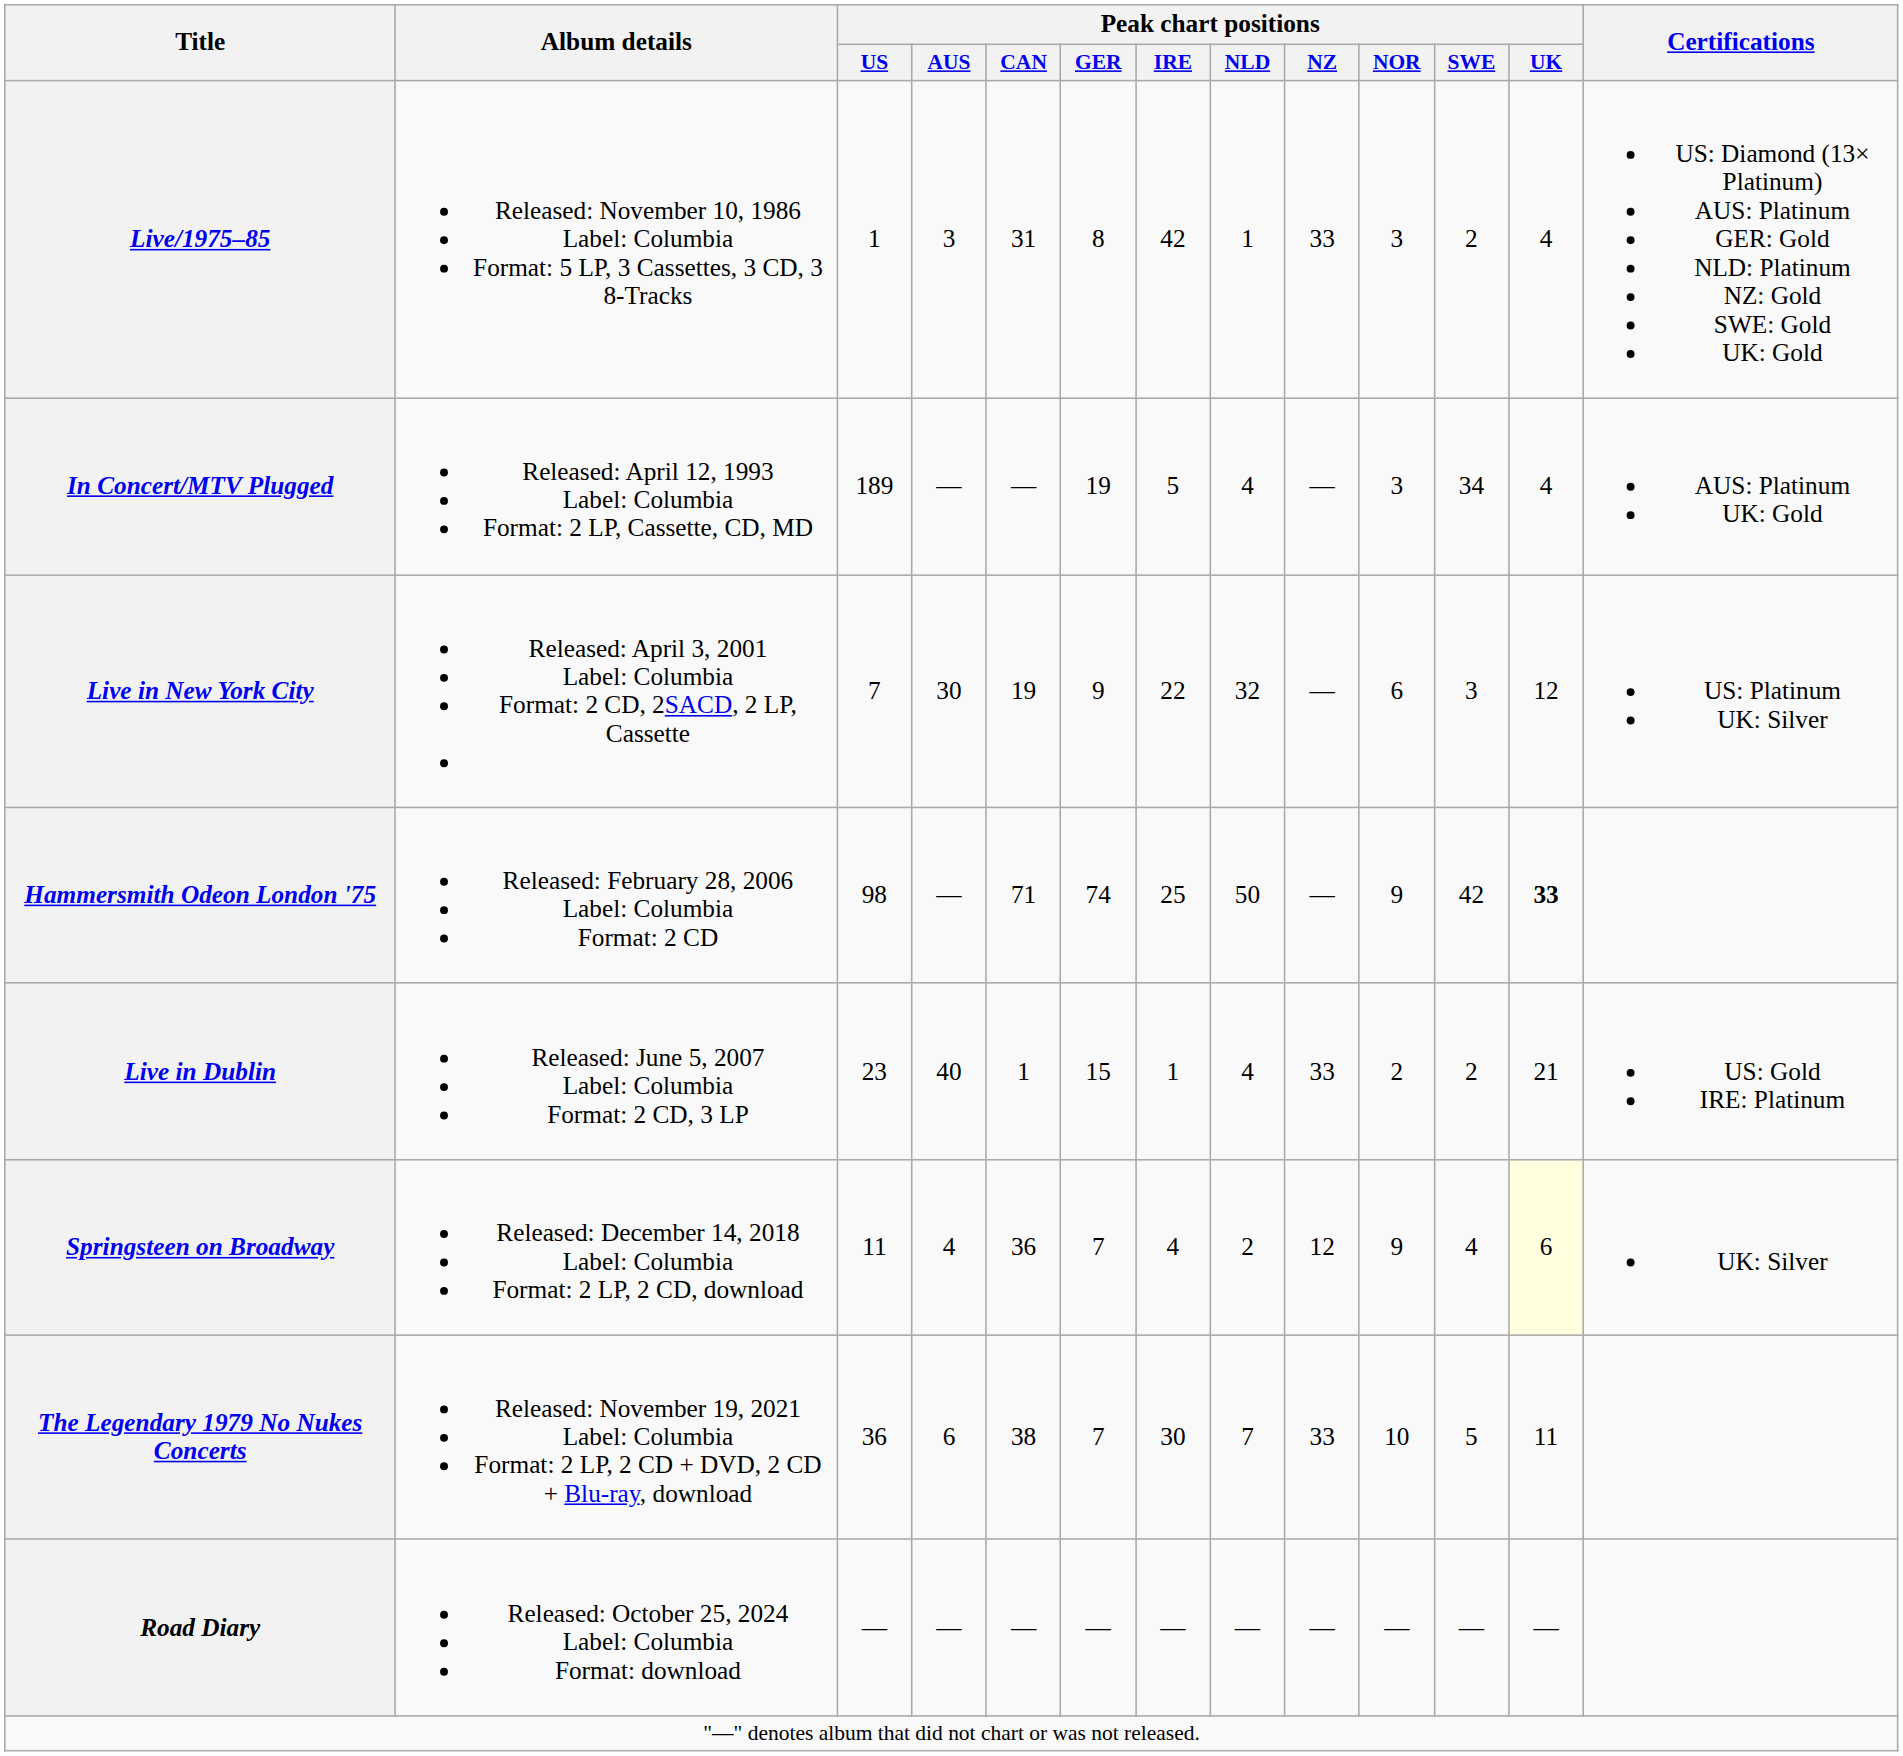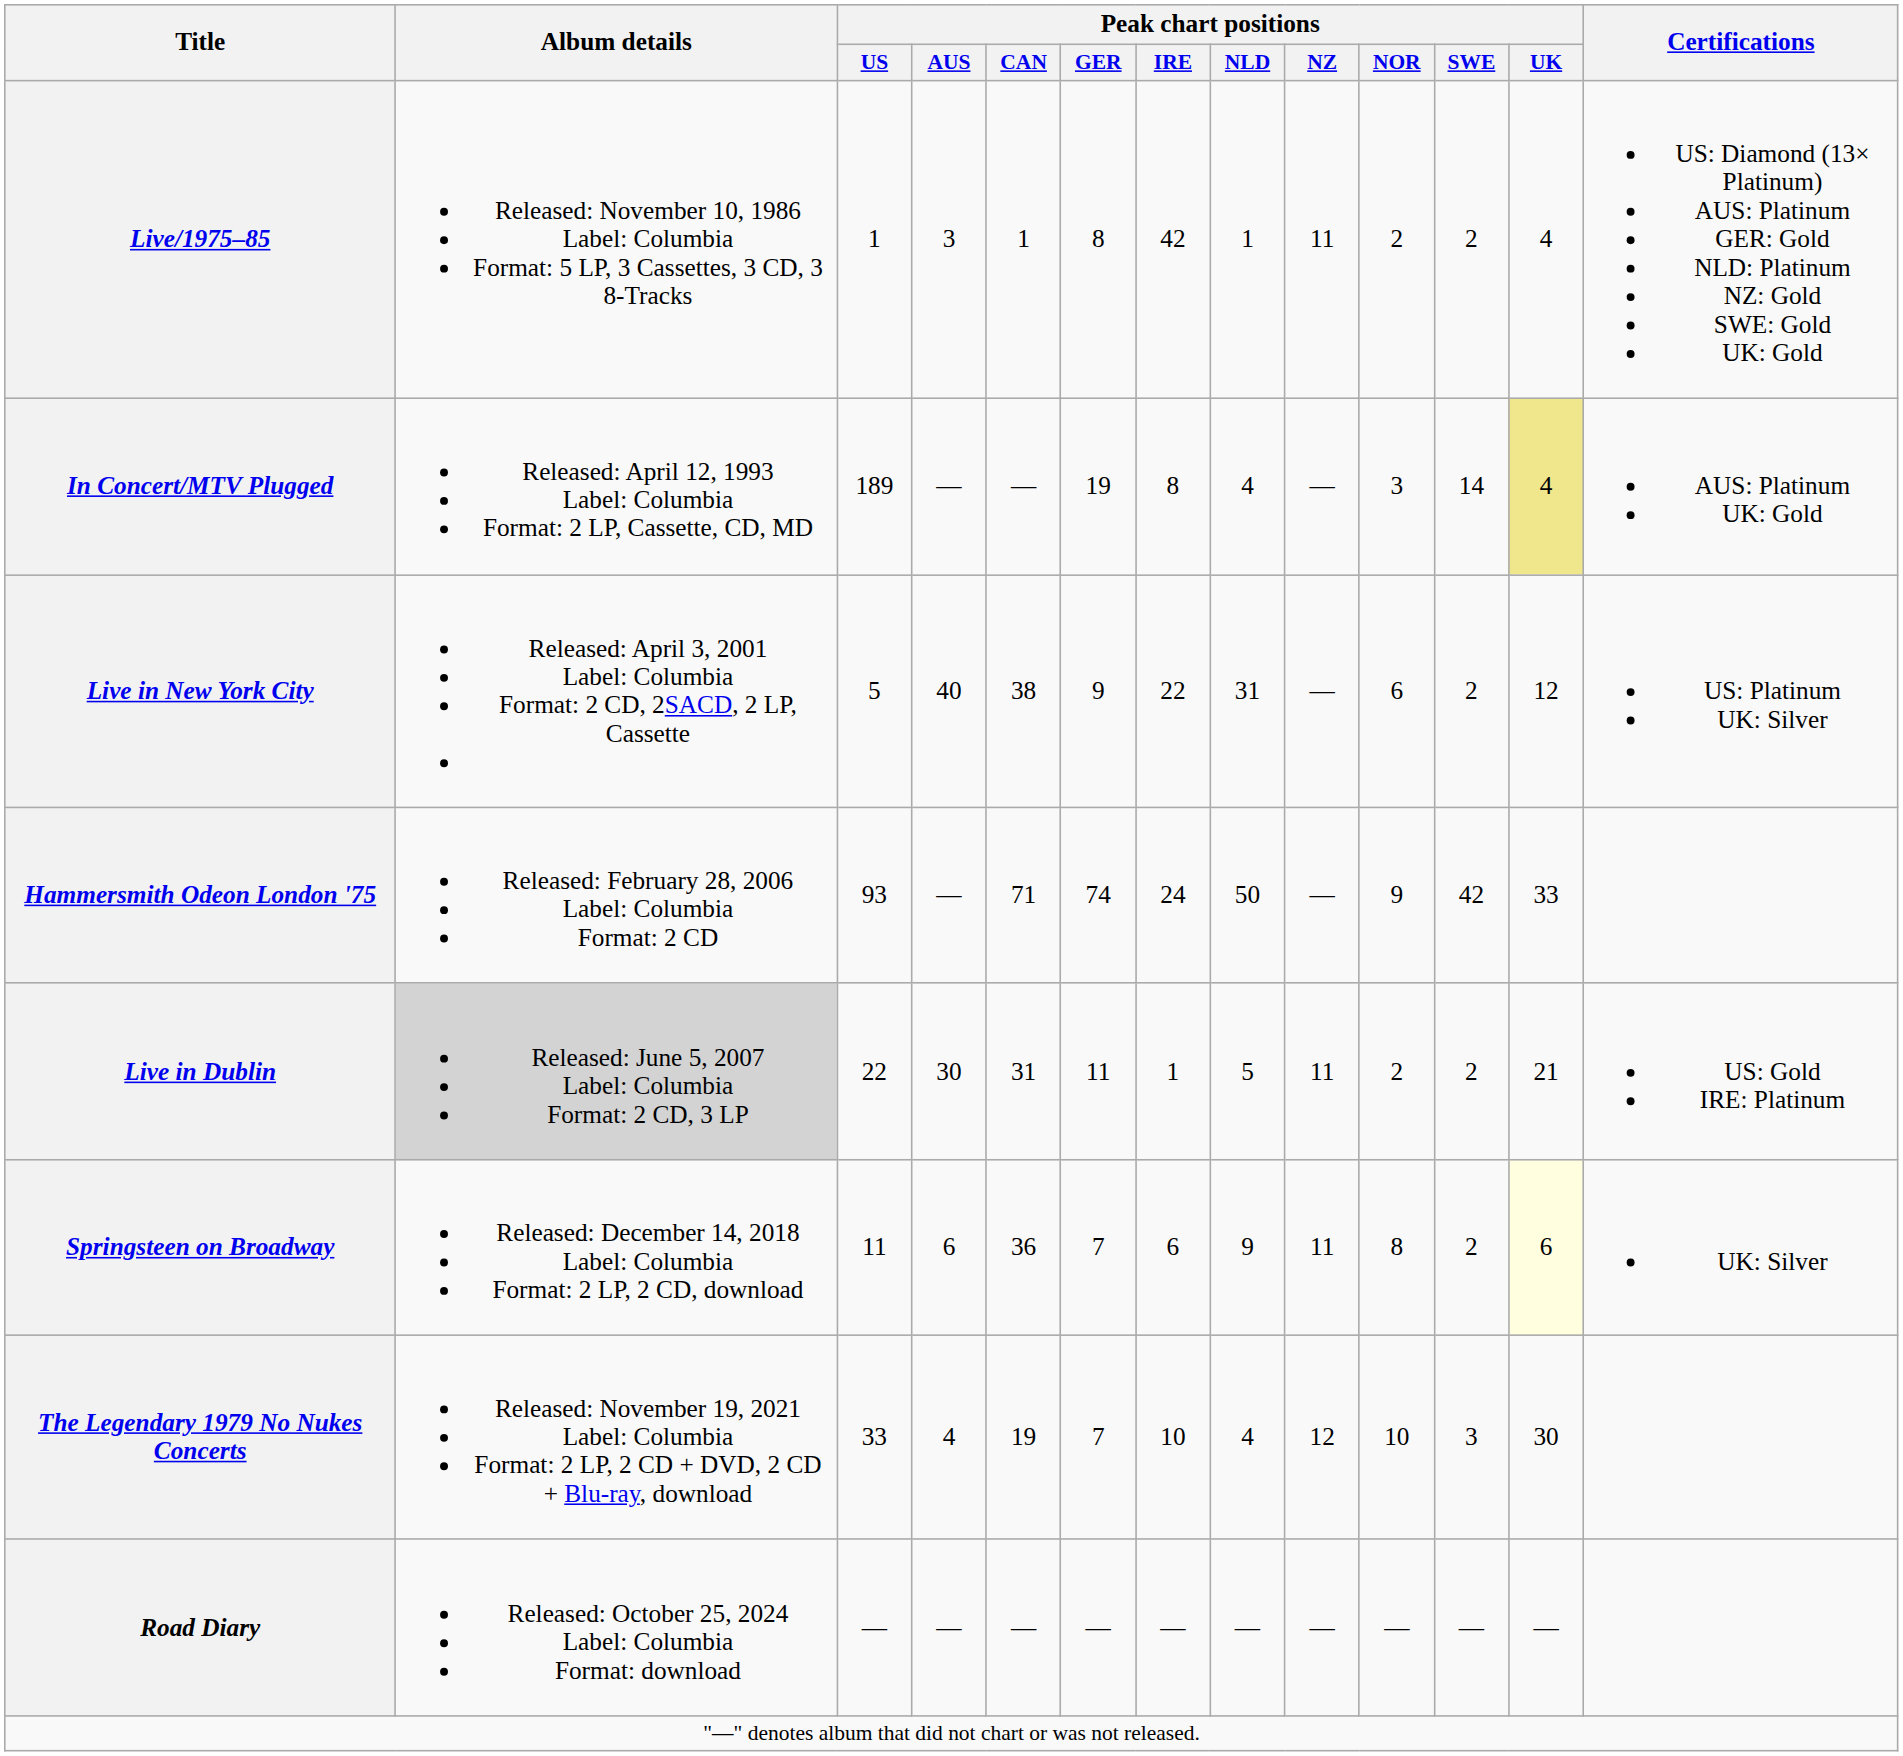(1024, 239) 31 -> (1024, 239) 1
(1322, 239) 33 -> (1322, 239) 11
(1397, 239) 3 -> (1397, 239) 2
(1173, 486) 5 -> (1173, 486) 8
(1471, 486) 34 -> (1471, 486) 14
(1546, 486) no background -> (1546, 486) khaki background
(874, 690) 7 -> (874, 690) 5
(949, 690) 30 -> (949, 690) 40
(1024, 690) 19 -> (1024, 690) 38
(1248, 690) 32 -> (1248, 690) 31
(1471, 690) 3 -> (1471, 690) 2
(874, 895) 98 -> (874, 895) 93
(1173, 895) 25 -> (1173, 895) 24
(1546, 895) bold -> (1546, 895) normal
(616, 1086) no background -> (616, 1086) lightgrey background
(874, 1071) 23 -> (874, 1071) 22
(949, 1071) 40 -> (949, 1071) 30
(1024, 1071) 1 -> (1024, 1071) 31
(1098, 1071) 15 -> (1098, 1071) 11
(1248, 1071) 4 -> (1248, 1071) 5
(1322, 1071) 33 -> (1322, 1071) 11
(949, 1246) 4 -> (949, 1246) 6
(1173, 1246) 4 -> (1173, 1246) 6
(1248, 1246) 2 -> (1248, 1246) 9
(1322, 1246) 12 -> (1322, 1246) 11
(1397, 1246) 9 -> (1397, 1246) 8
(1471, 1246) 4 -> (1471, 1246) 2
(874, 1437) 36 -> (874, 1437) 33
(949, 1437) 6 -> (949, 1437) 4
(1024, 1437) 38 -> (1024, 1437) 19
(1173, 1437) 30 -> (1173, 1437) 10
(1248, 1437) 7 -> (1248, 1437) 4
(1322, 1437) 33 -> (1322, 1437) 12
(1471, 1437) 5 -> (1471, 1437) 3
(1546, 1437) 11 -> (1546, 1437) 30
